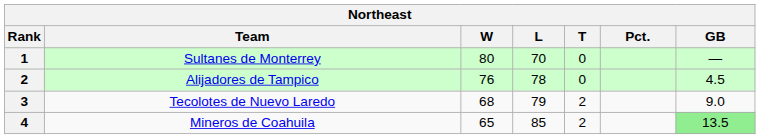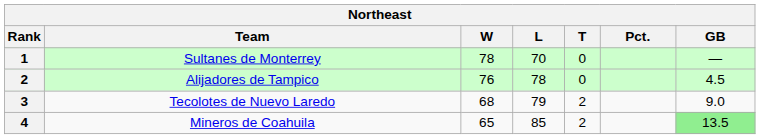(487, 58) 80 -> (487, 58) 78
